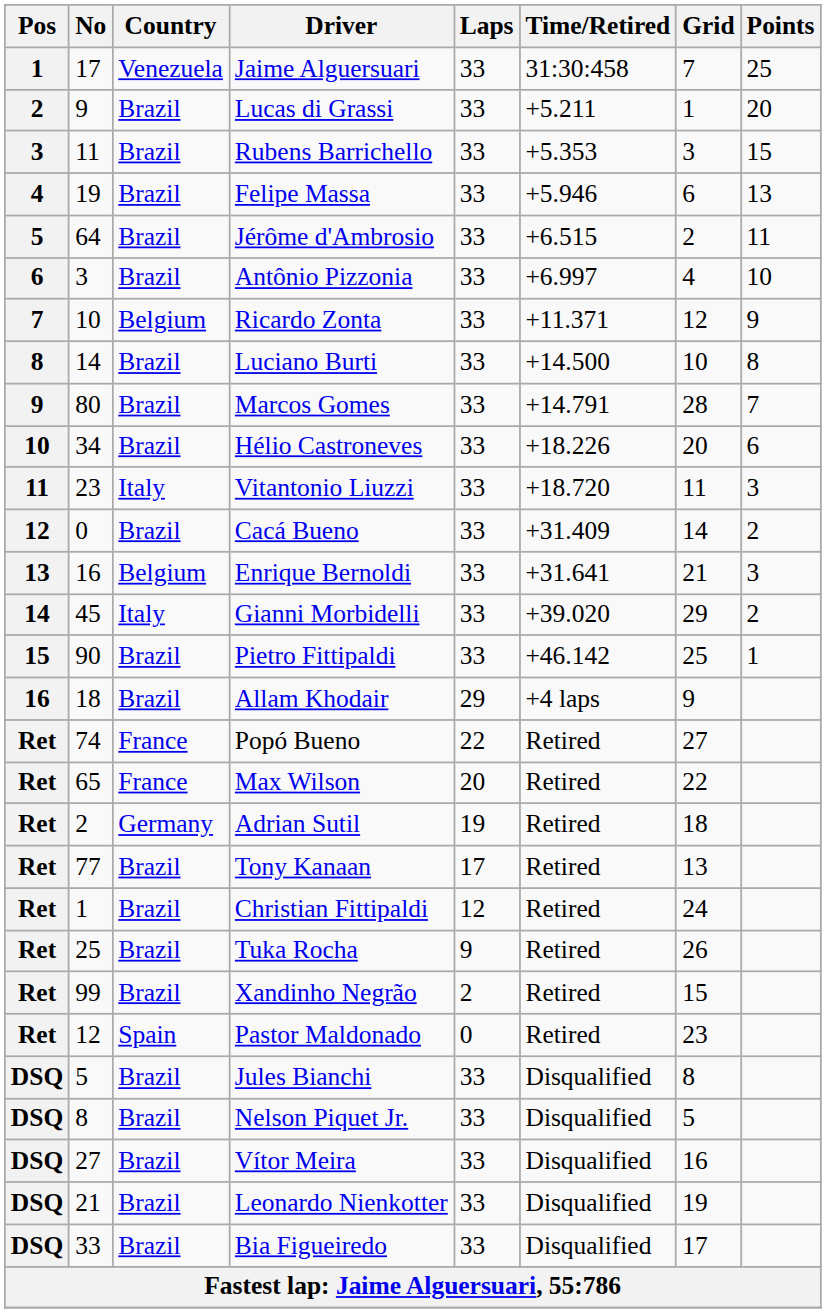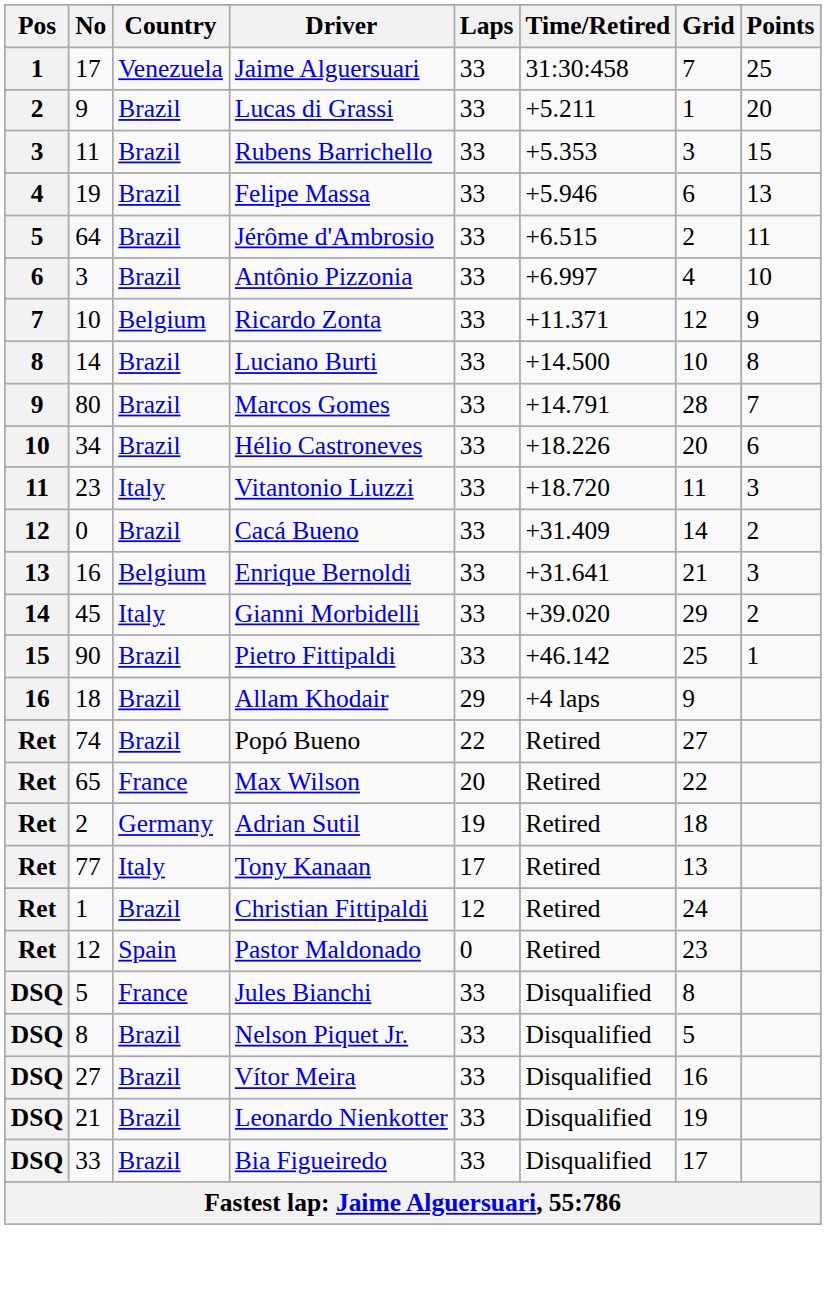(153, 740) France -> (149, 740) Brazil
(149, 866) Brazil -> (142, 866) Italy
- row: (296, 950)
- row: (326, 992)
(149, 1076) Brazil -> (153, 992) France
